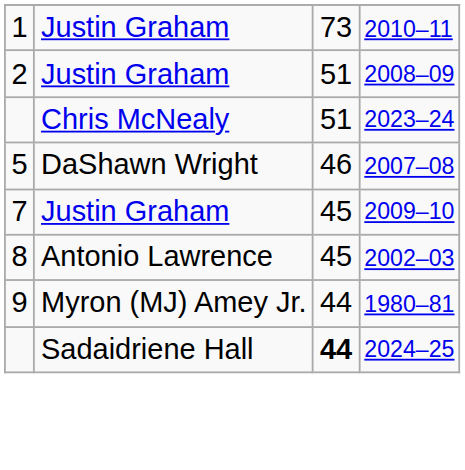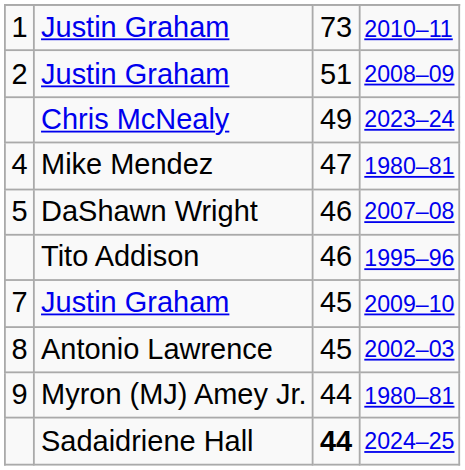(336, 119) 51 -> (336, 119) 49
+ row: (20, 165)
+ row: (20, 258)
